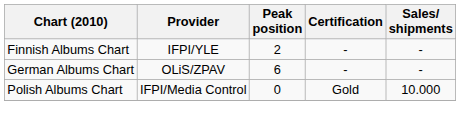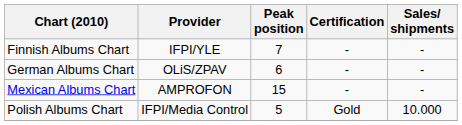(277, 49) 2 -> (279, 49) 7
+ row: (71, 89)
(277, 89) 0 -> (279, 110) 5
